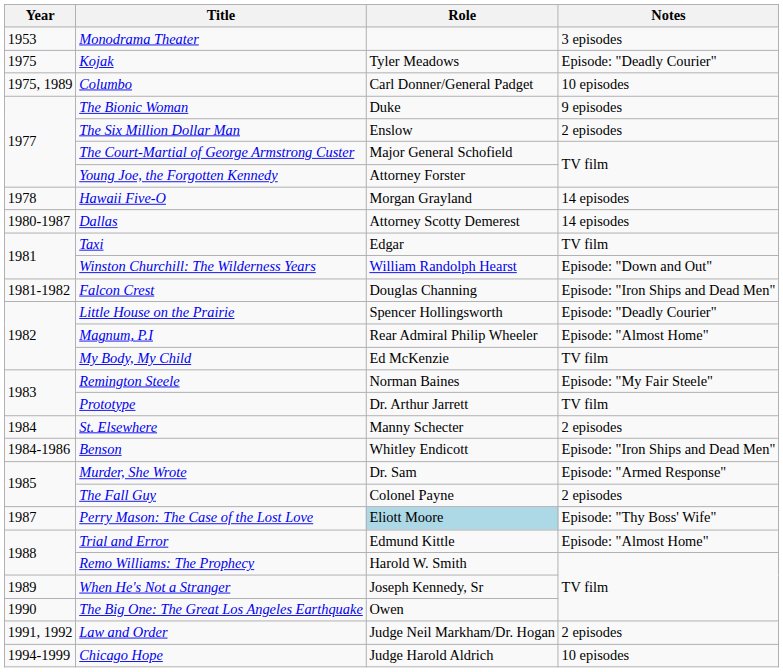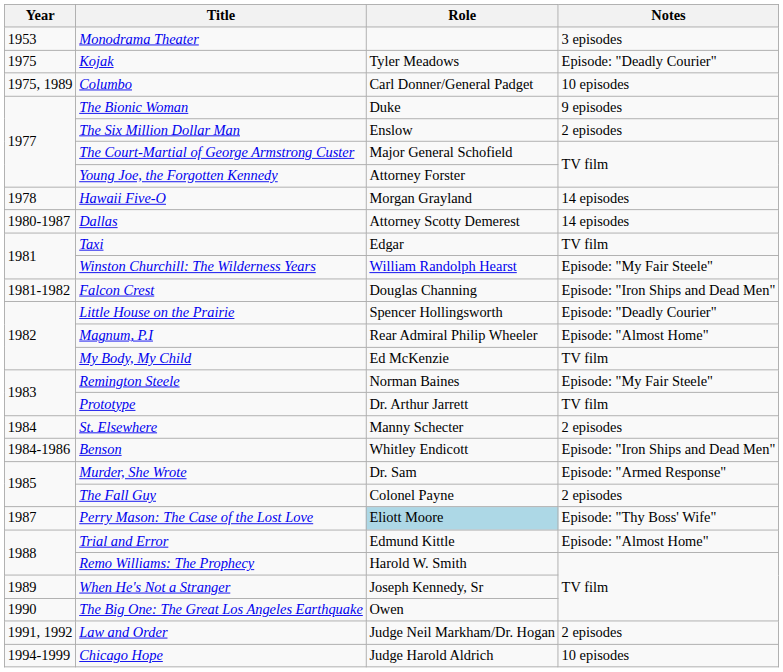(637, 267) Episode: "Down and Out" -> (637, 267) Episode: "My Fair Steele"
